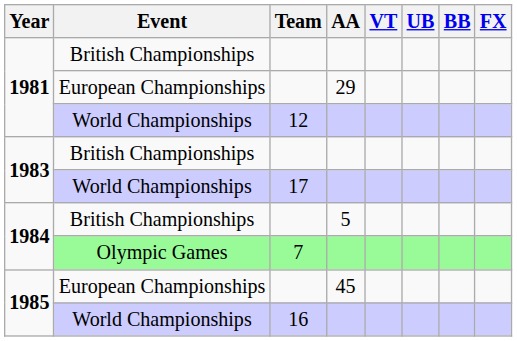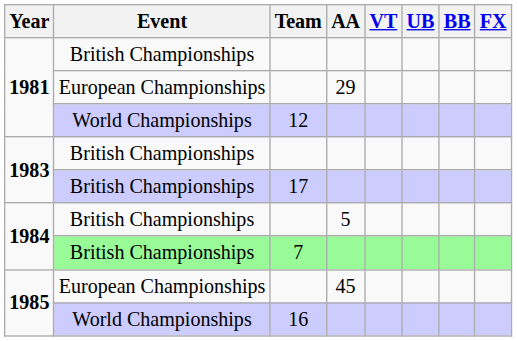(162, 186) World Championships -> (162, 186) British Championships
(162, 252) Olympic Games -> (162, 252) British Championships
